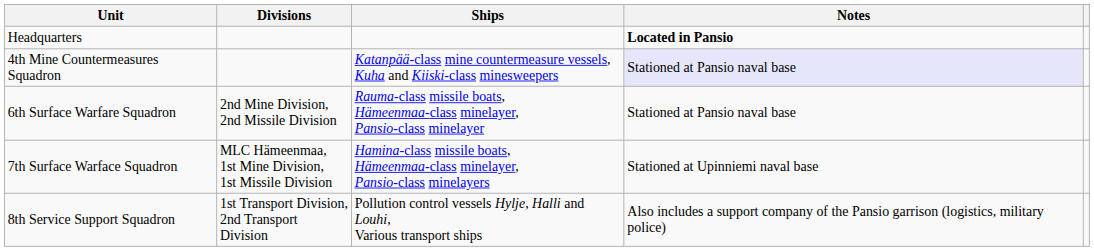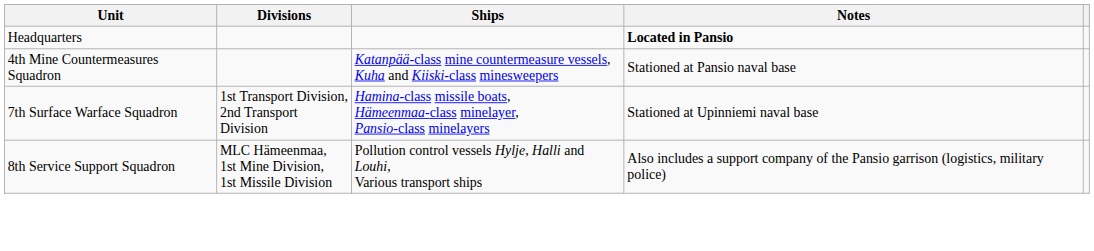(712, 67) lavender background -> (712, 67) no background
- row: (92, 113)
(276, 166) MLC Hämeenmaa, 1st Mine Division, 1st Missile Division -> (284, 113) 1st Transport Division, 2nd Transport Division
(284, 219) 1st Transport Division, 2nd Transport Division -> (276, 166) MLC Hämeenmaa, 1st Mine Division, 1st Missile Division
